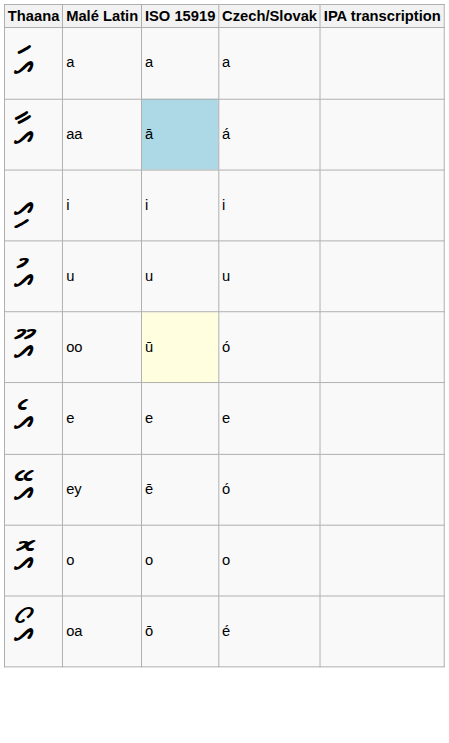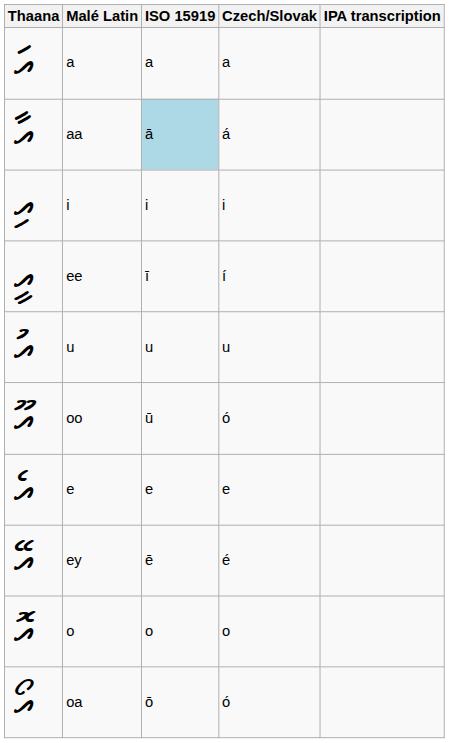+ row: (74, 276)
(149, 347) lightyellow background -> (149, 418) no background
(226, 489) ó -> (226, 560) é
(226, 631) é -> (226, 702) ó
